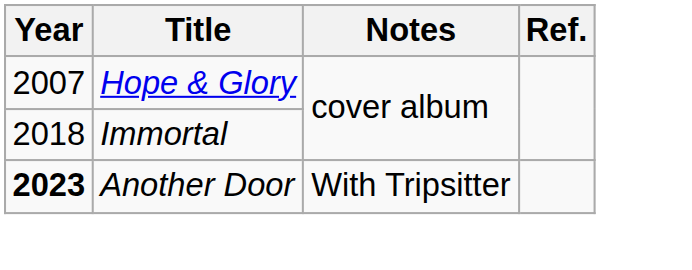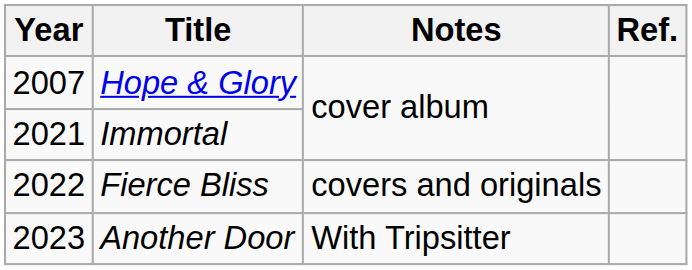(49, 133) 2018 -> (49, 133) 2021
+ row: (185, 185)
(49, 185) bold -> (49, 237) normal
